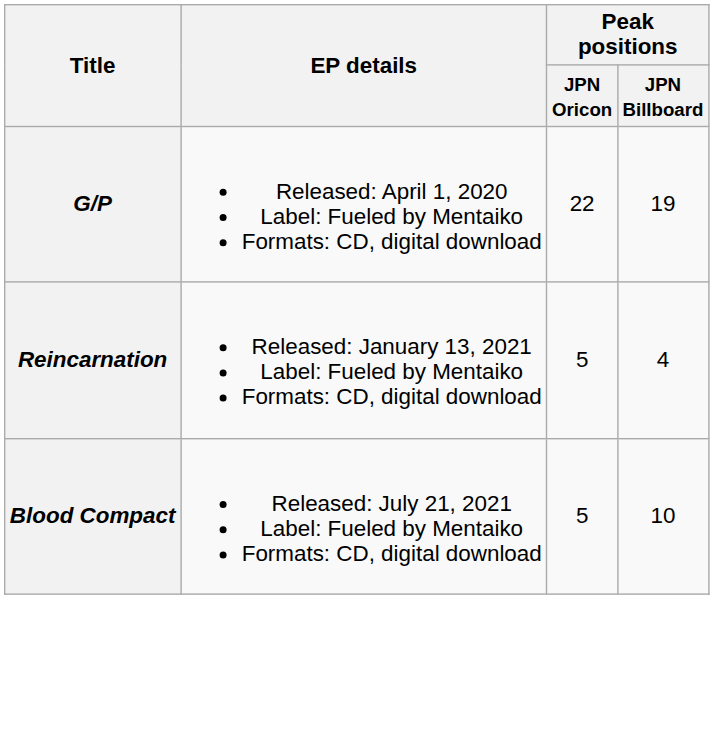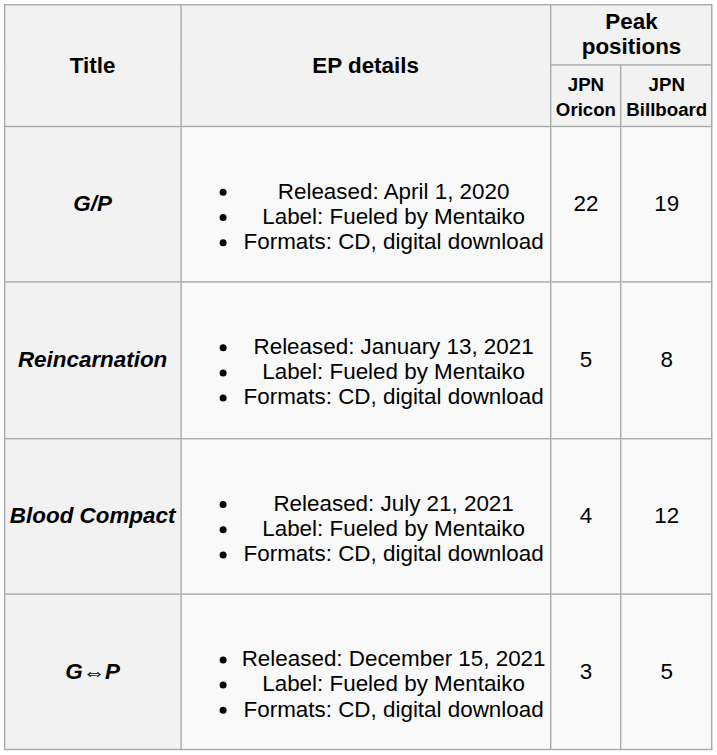(663, 359) 4 -> (667, 359) 8
(582, 515) 5 -> (586, 515) 4
(663, 515) 10 -> (667, 515) 12
+ row: (93, 671)
